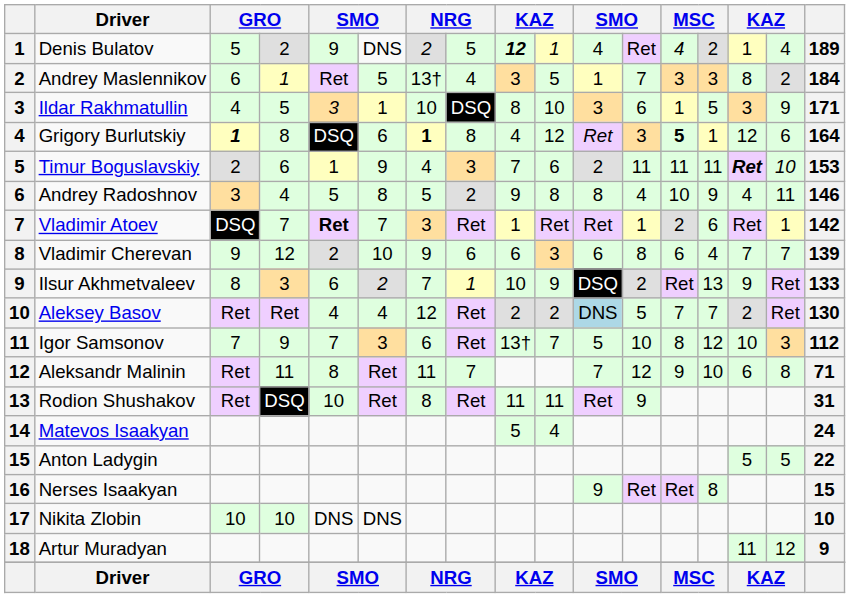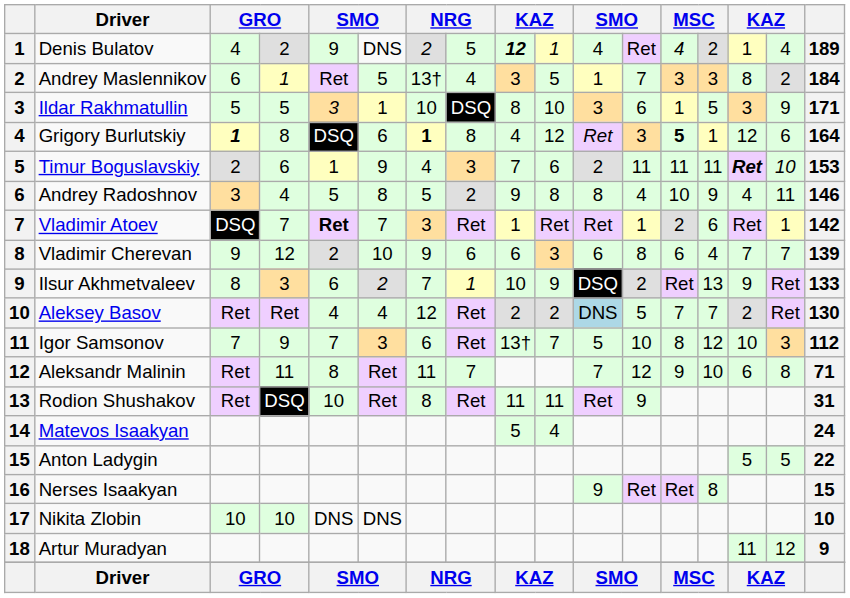(235, 48) 5 -> (235, 48) 4
(235, 107) 4 -> (235, 107) 5
